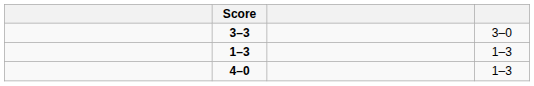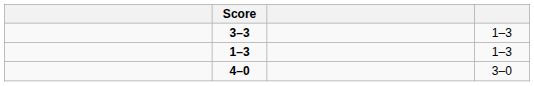(502, 33) 3–0 -> (502, 33) 1–3
(502, 71) 1–3 -> (502, 71) 3–0
